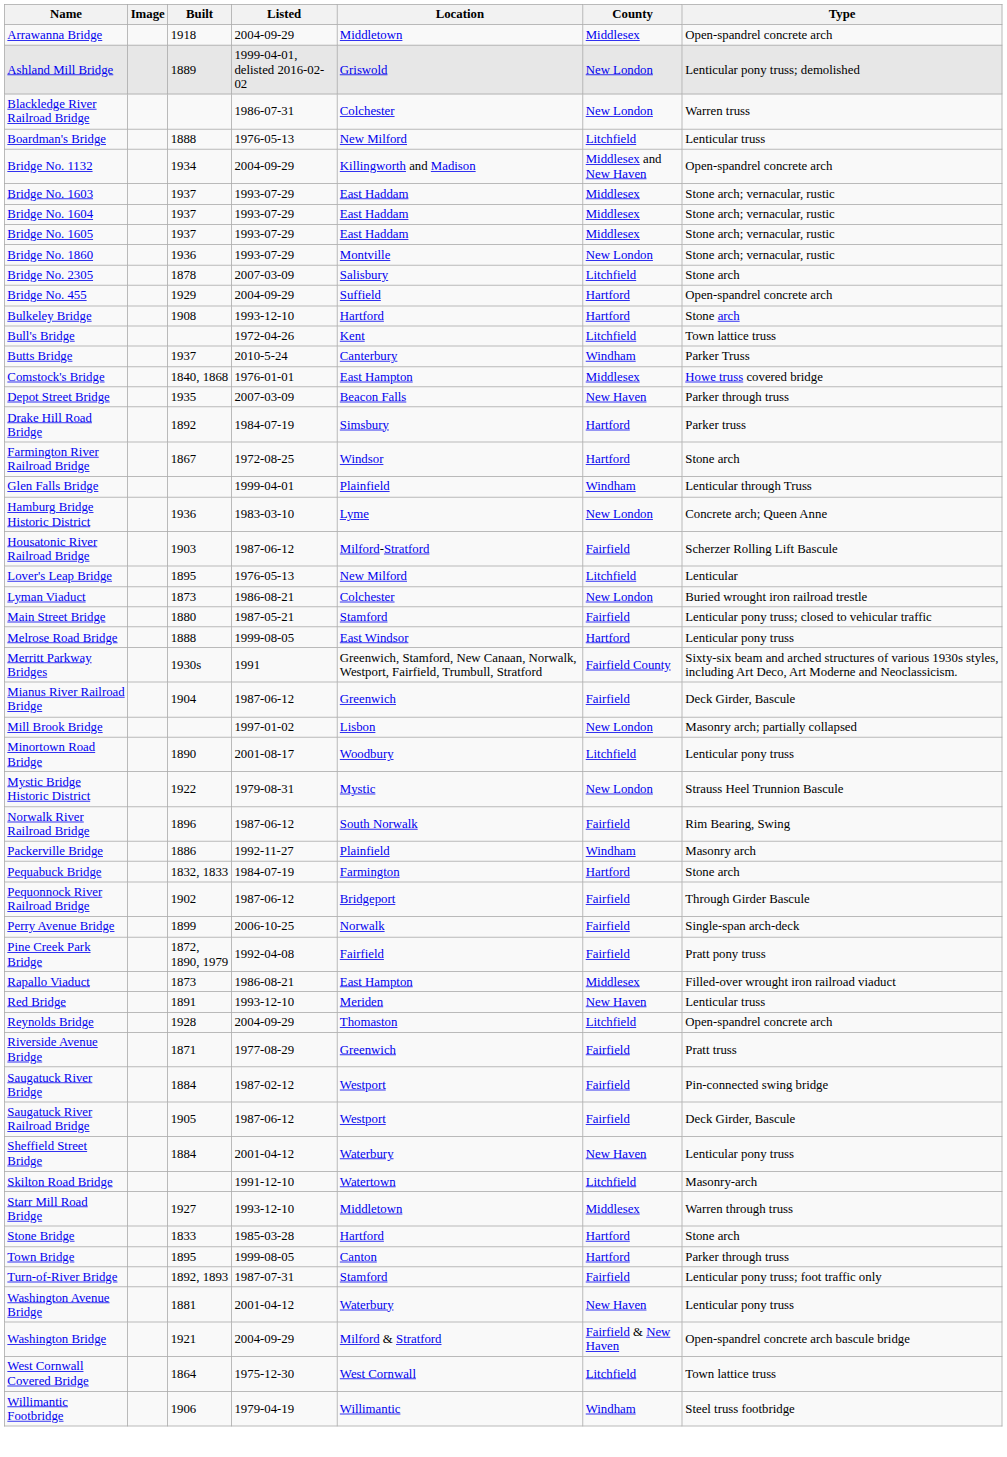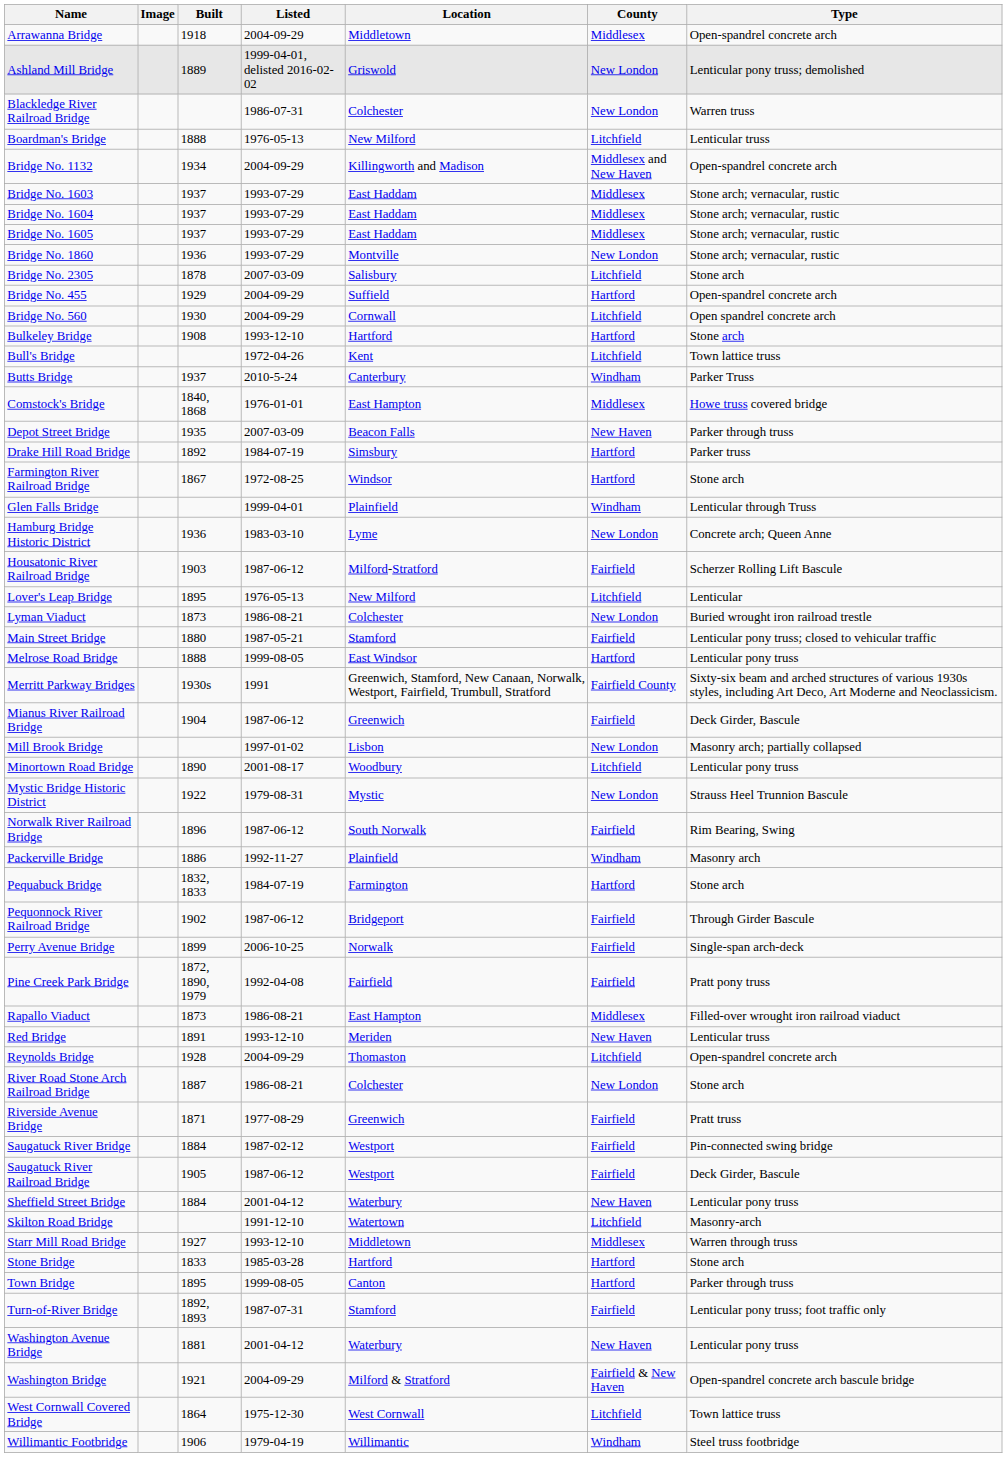+ row: (47, 315)
+ row: (67, 1084)
